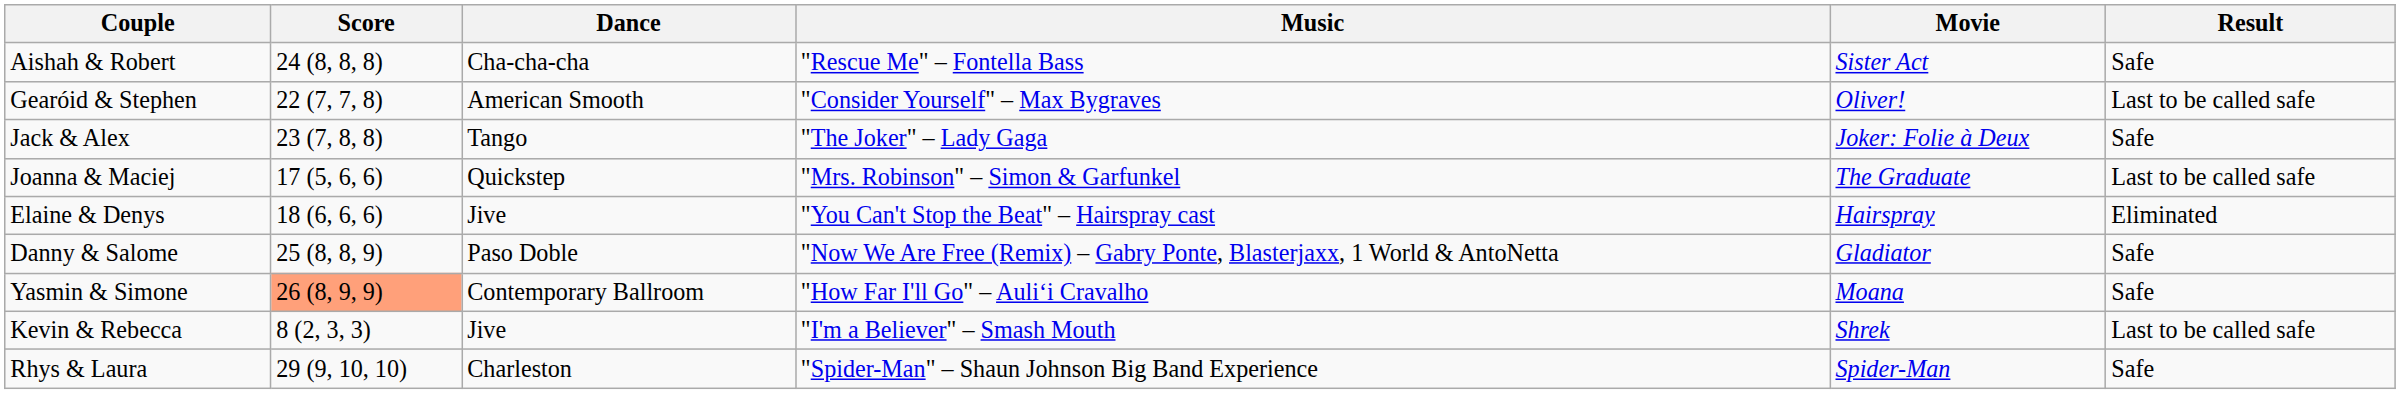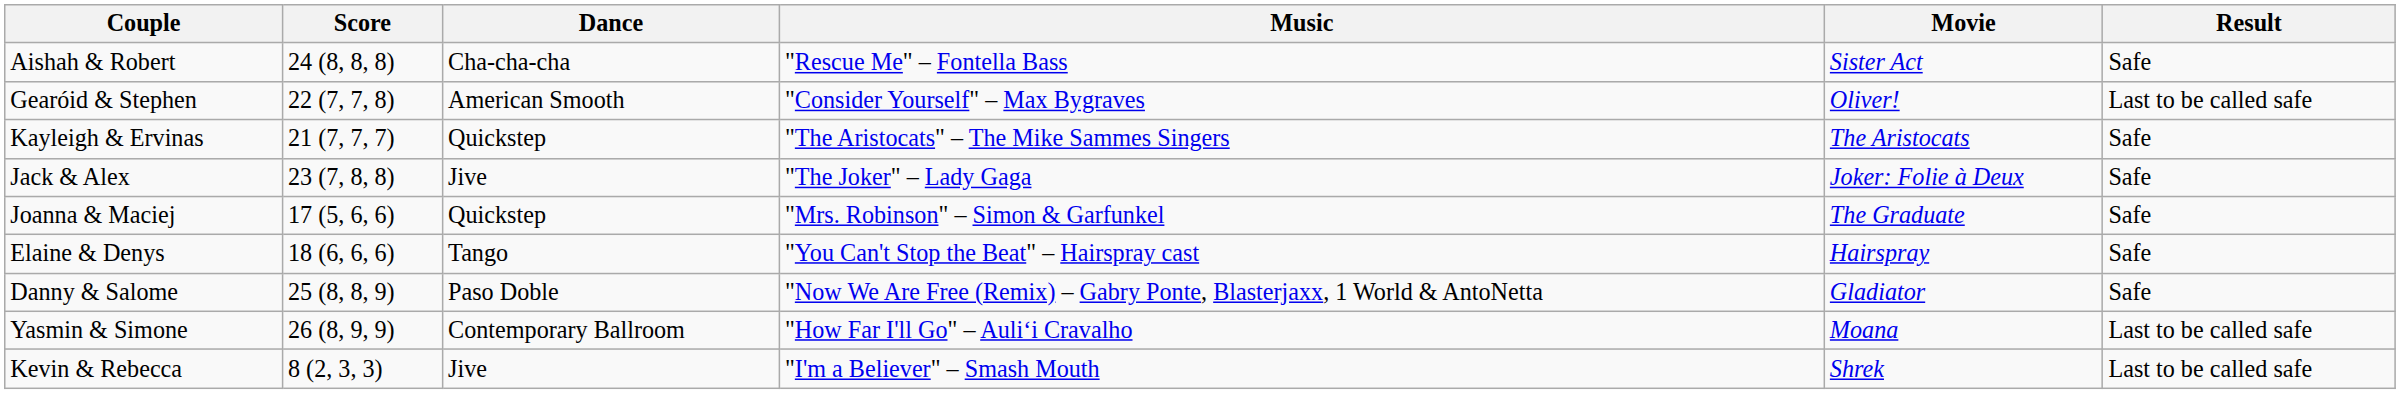+ row: (107, 138)
(497, 138) Tango -> (468, 176) Jive
(2213, 176) Last to be called safe -> (2130, 215) Safe
(487, 215) Jive -> (478, 253) Tango
(2164, 215) Eliminated -> (2130, 253) Safe
(330, 291) lightsalmon background -> (341, 330) no background
(2133, 291) Safe -> (2210, 330) Last to be called safe
- row: (79, 368)
